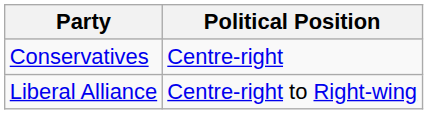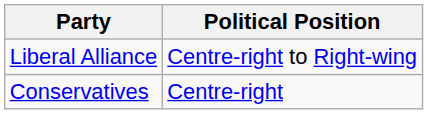rows swapped: (79, 56) <-> (83, 91)
